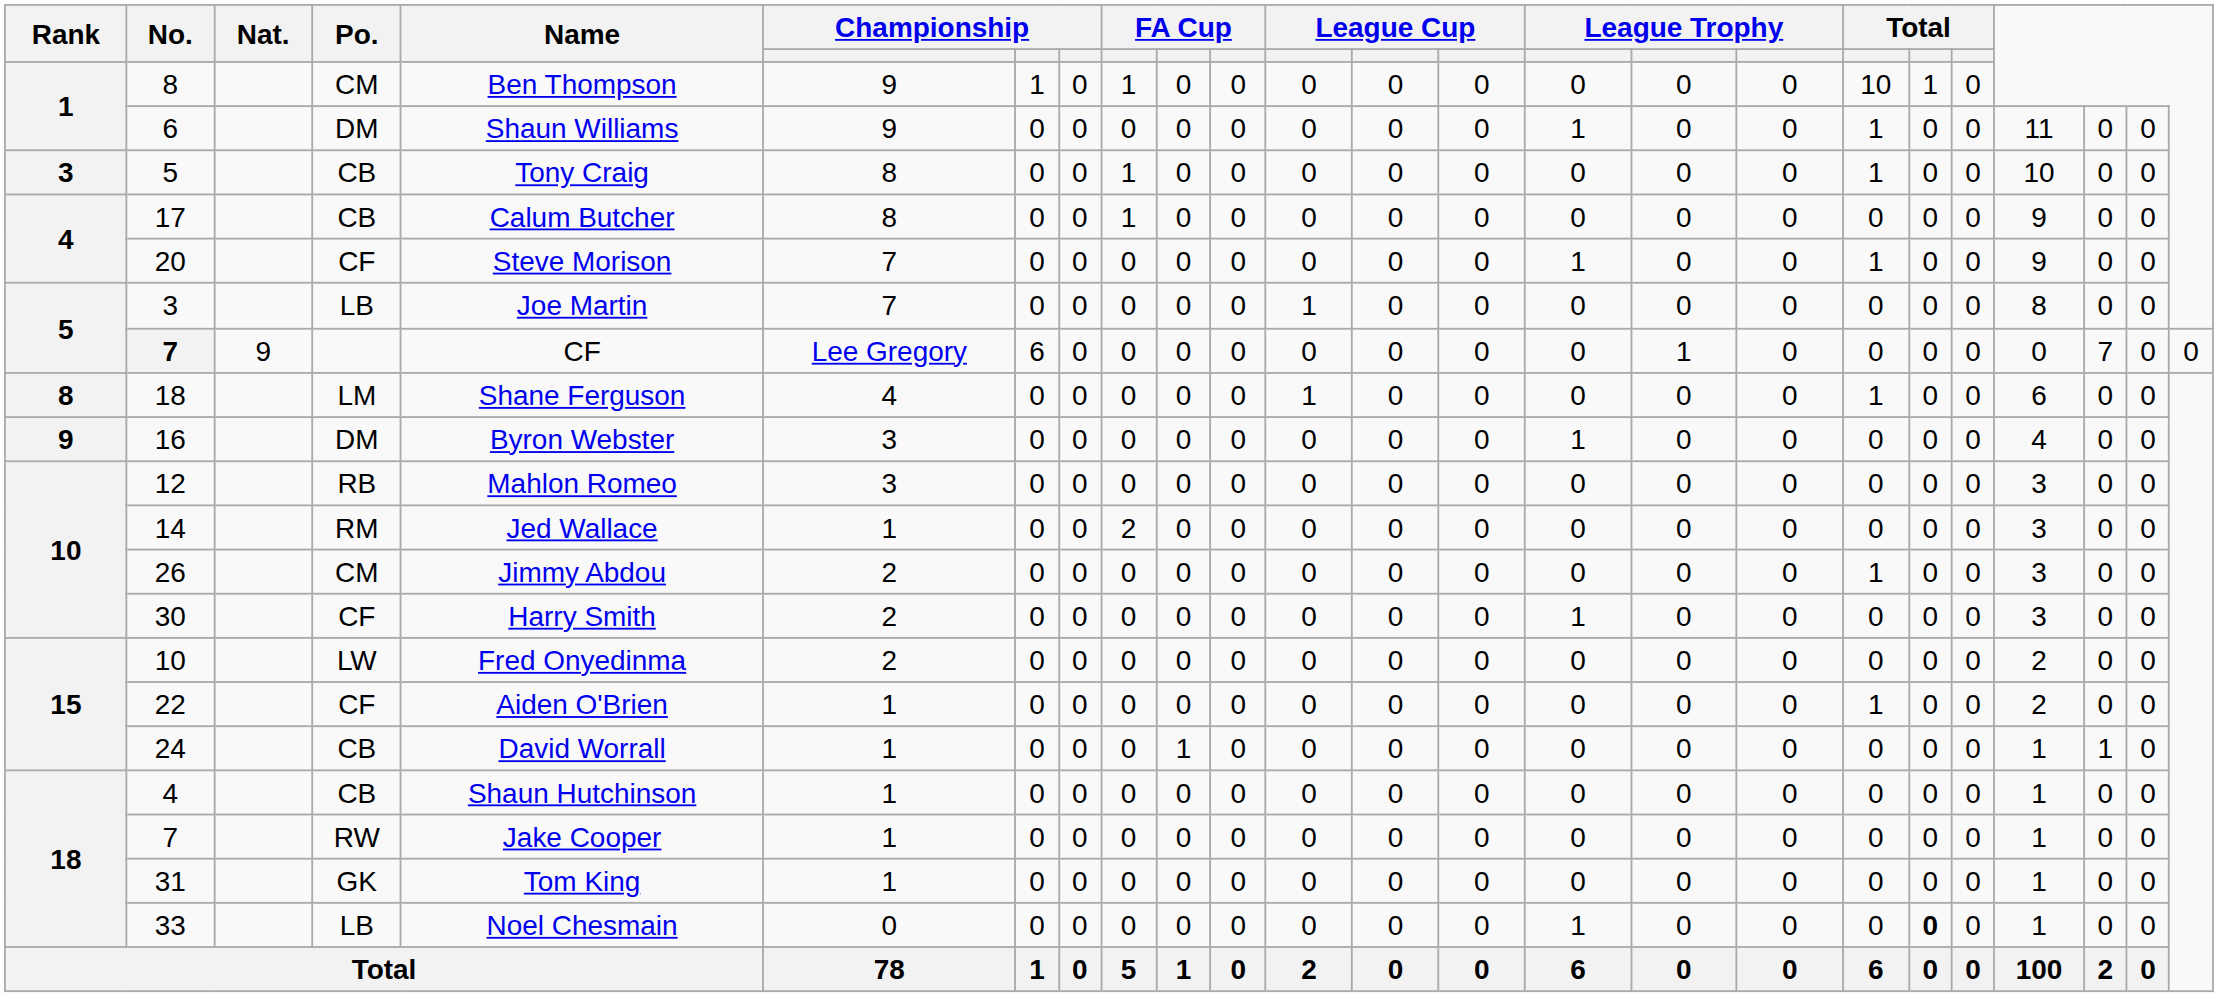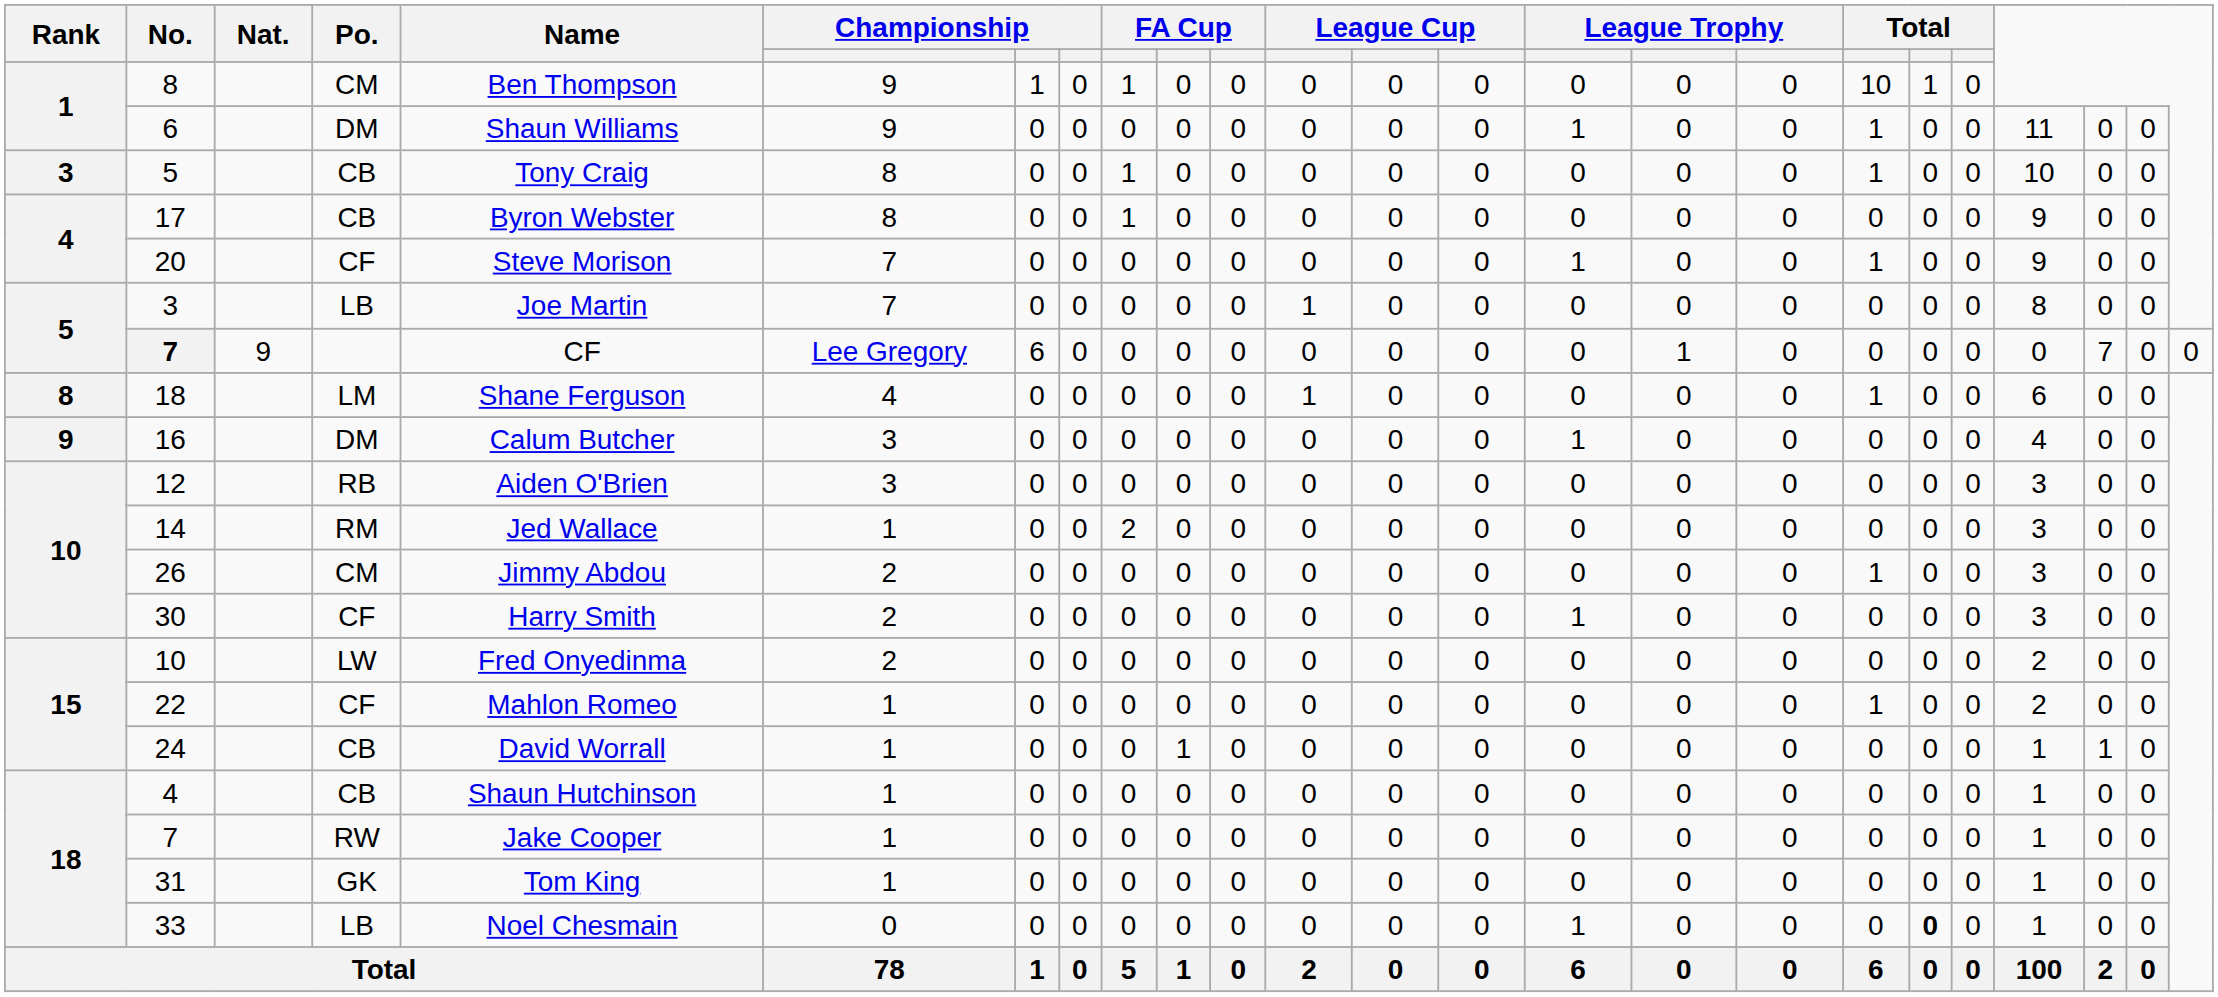(582, 217) Calum Butcher -> (582, 217) Byron Webster
(582, 439) Byron Webster -> (582, 439) Calum Butcher
(582, 483) Mahlon Romeo -> (582, 483) Aiden O'Brien
(582, 704) Aiden O'Brien -> (582, 704) Mahlon Romeo
